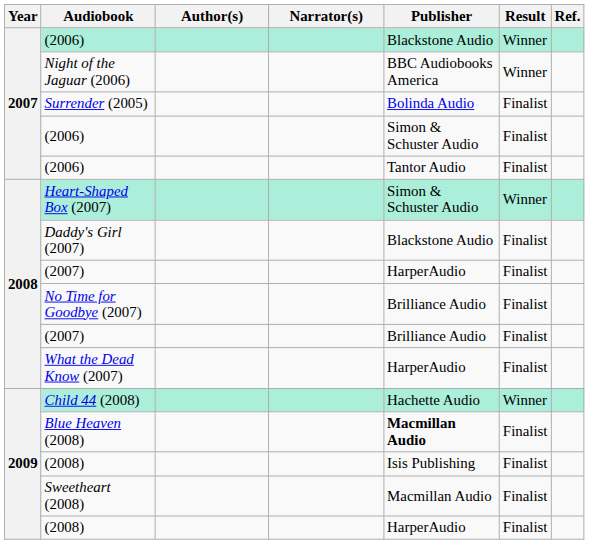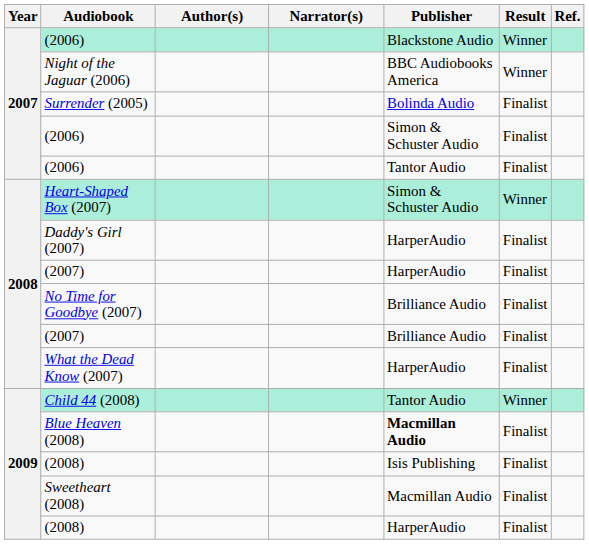(440, 240) Blackstone Audio -> (426, 240) HarperAudio
(434, 399) Hachette Audio -> (426, 399) Tantor Audio
